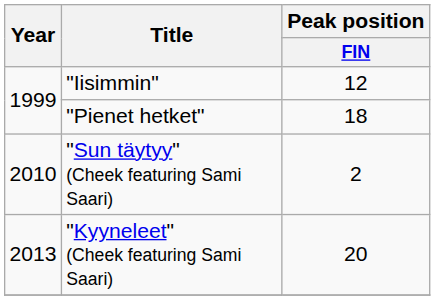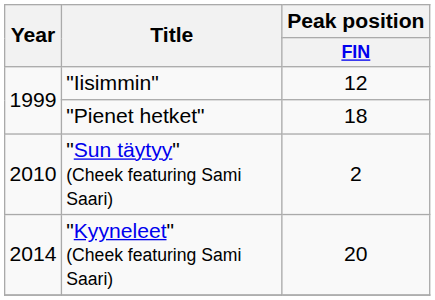(33, 254) 2013 -> (33, 254) 2014
